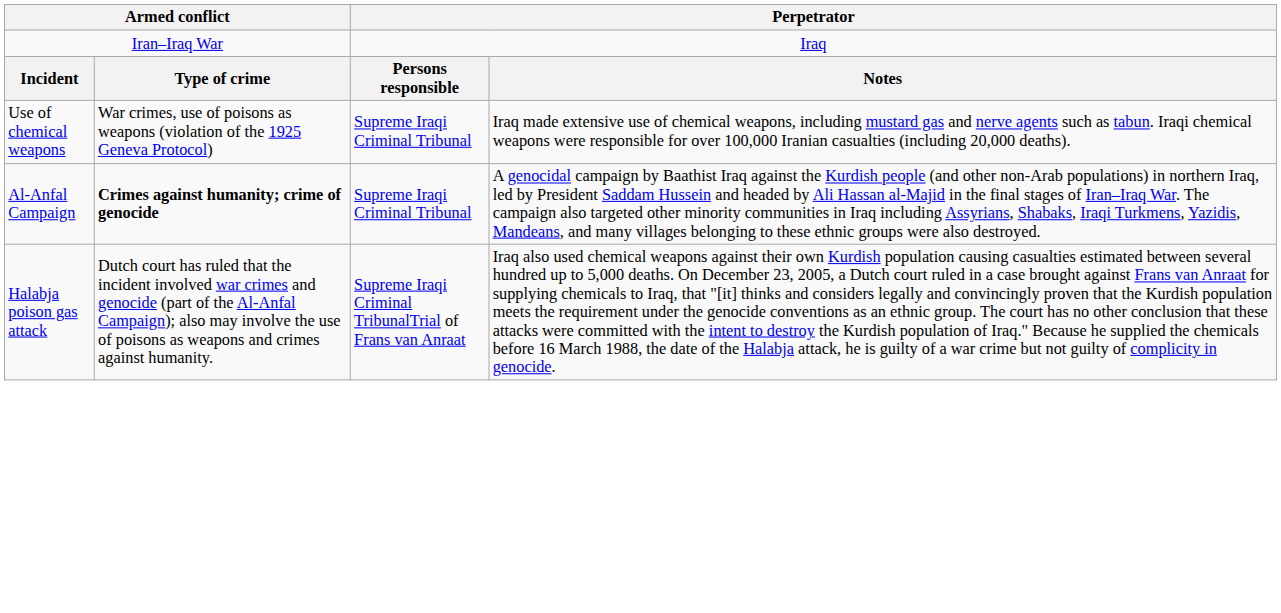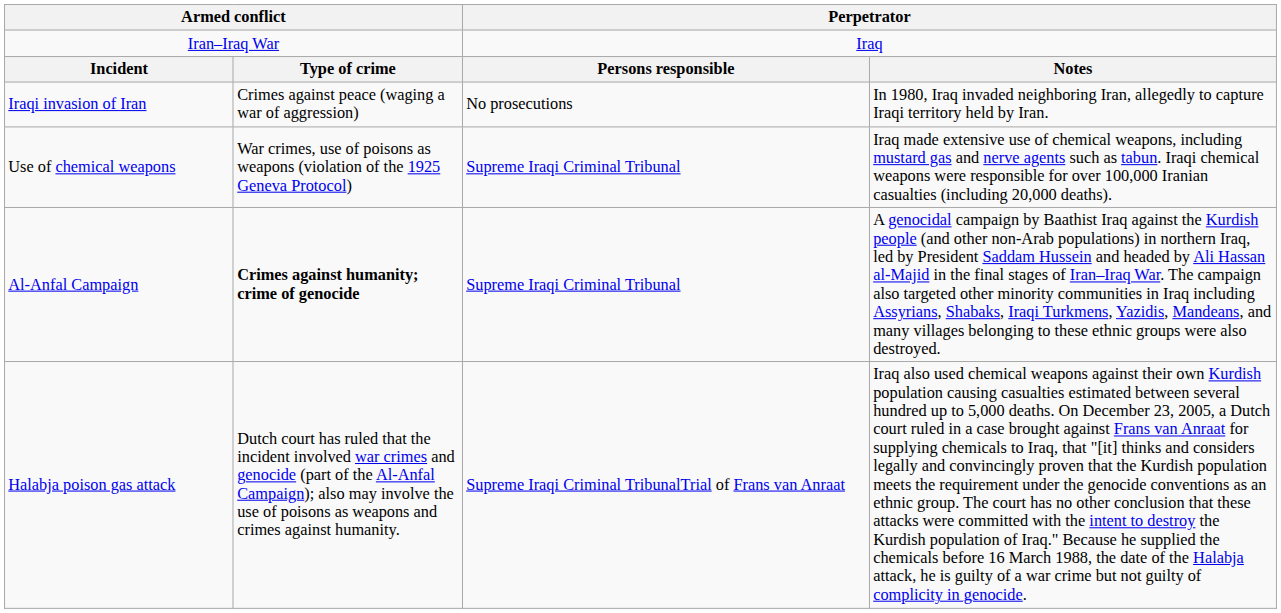+ row: (77, 104)
